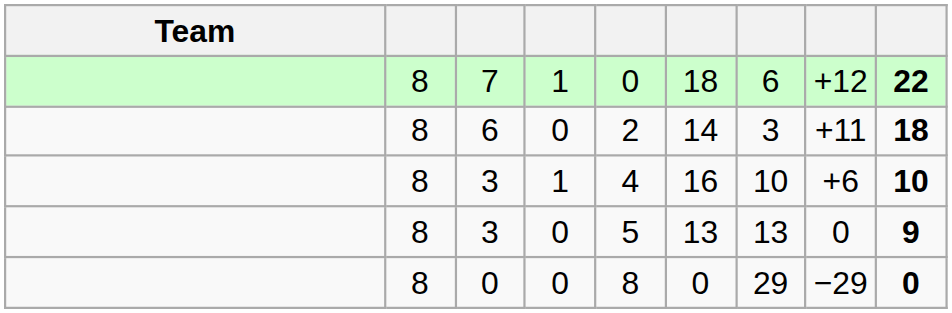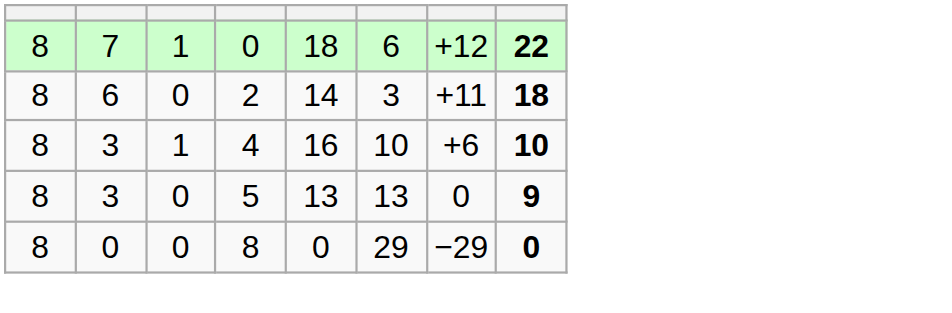- column: (195, 31)
